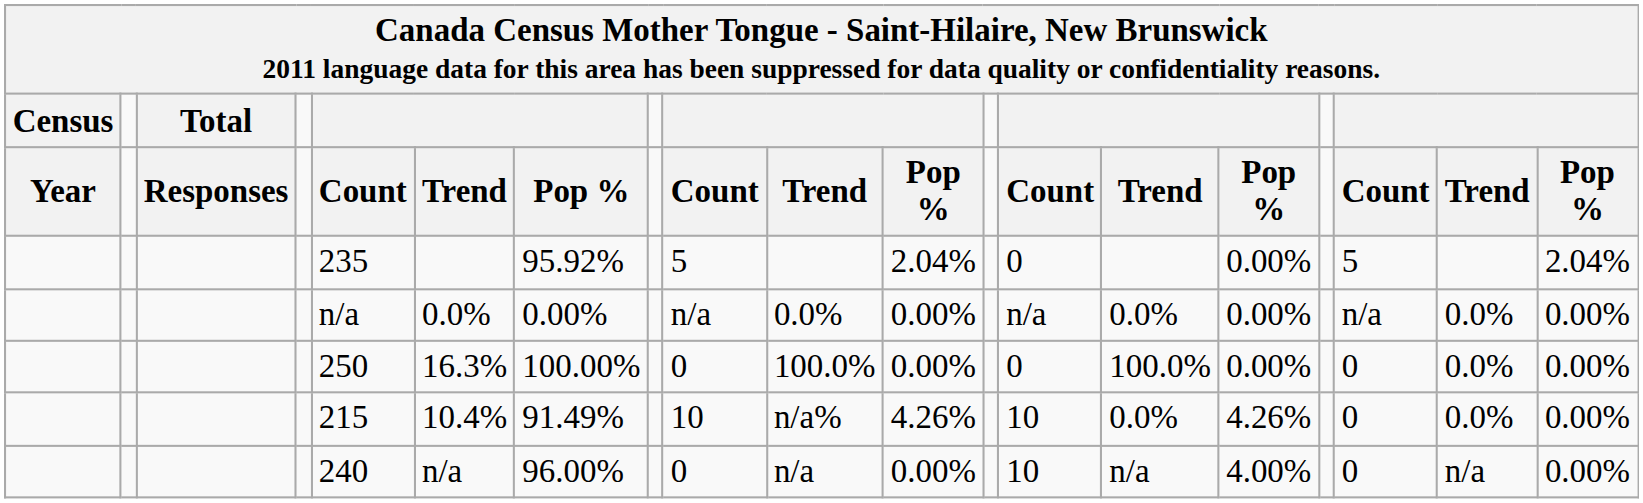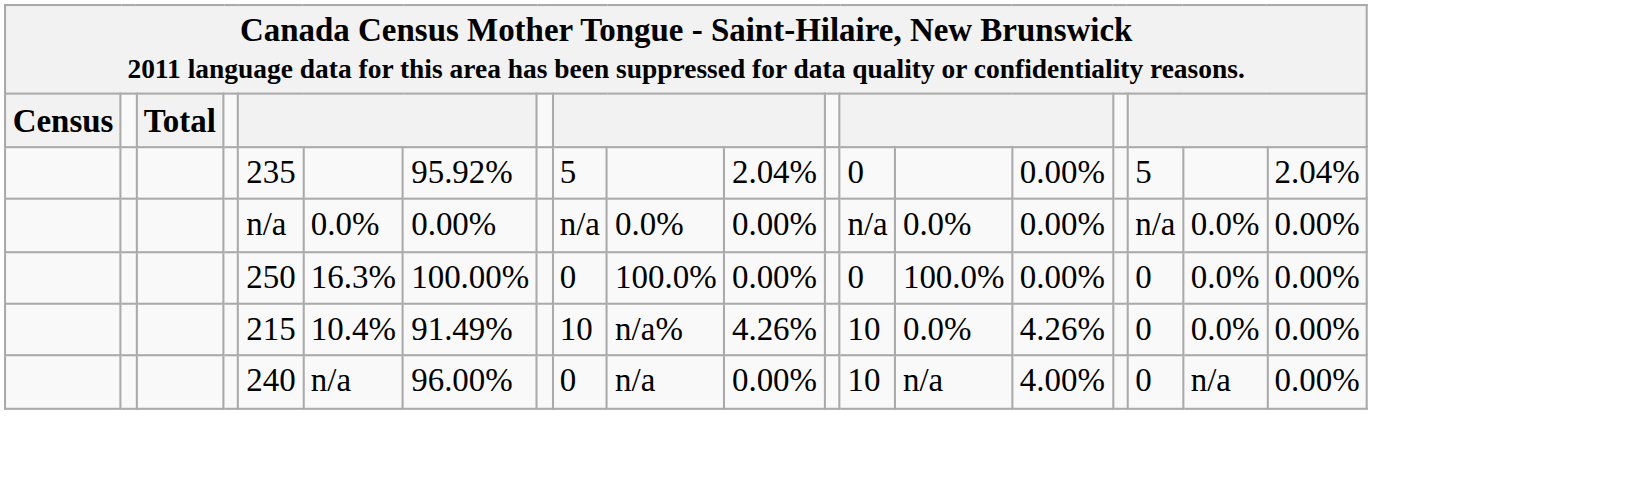- row: (63, 190)
